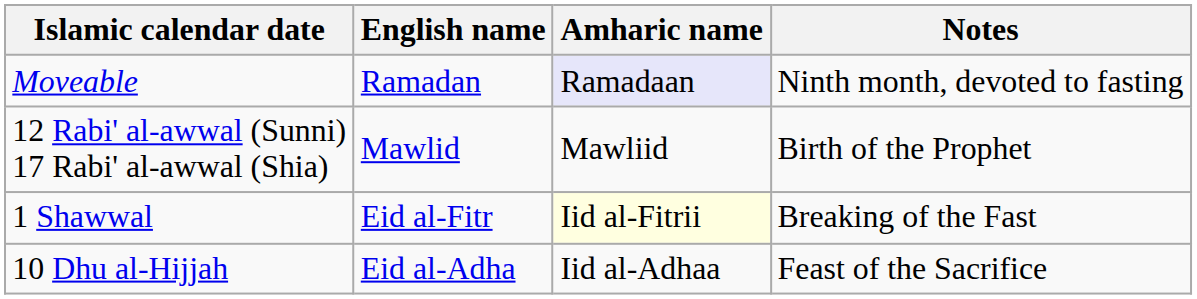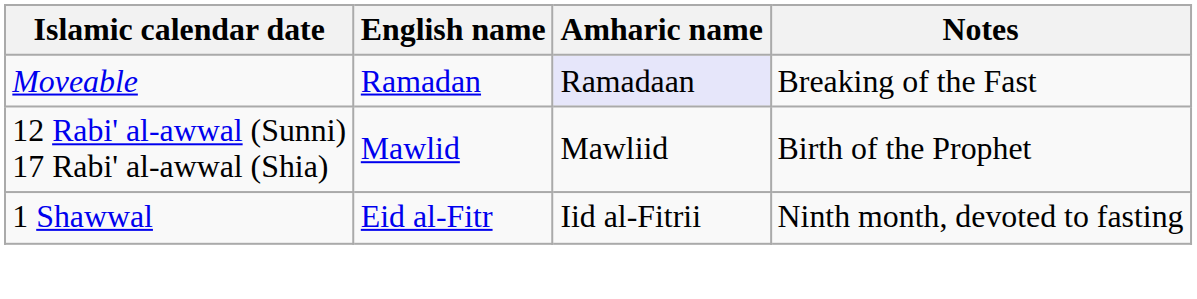(981, 80) Ninth month, devoted to fasting -> (907, 80) Breaking of the Fast
(631, 217) lightyellow background -> (631, 217) no background
(907, 217) Breaking of the Fast -> (981, 217) Ninth month, devoted to fasting
- row: (120, 267)
